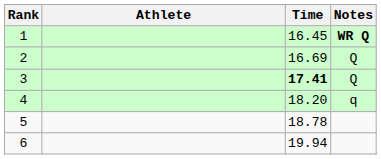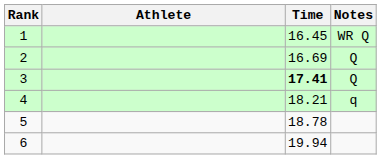(353, 37) bold -> (353, 37) normal
(308, 101) 18.20 -> (308, 101) 18.21
